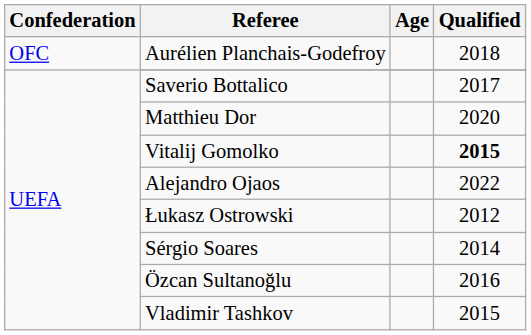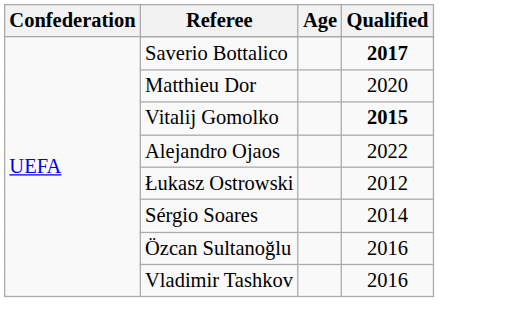- row: (265, 53)
(480, 85) normal -> (388, 53) bold
(480, 313) 2015 -> (387, 280) 2016
